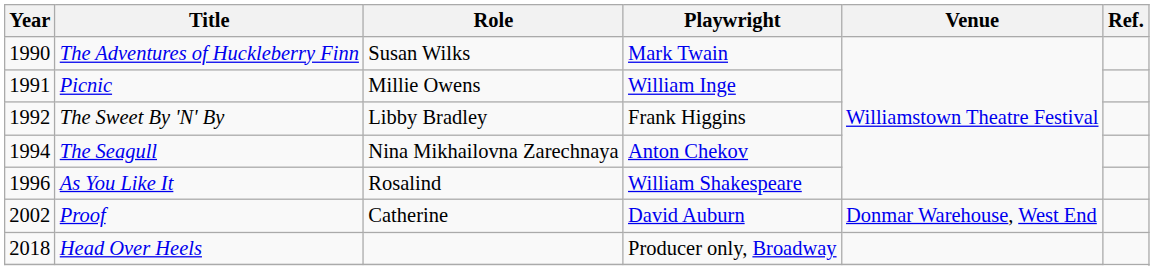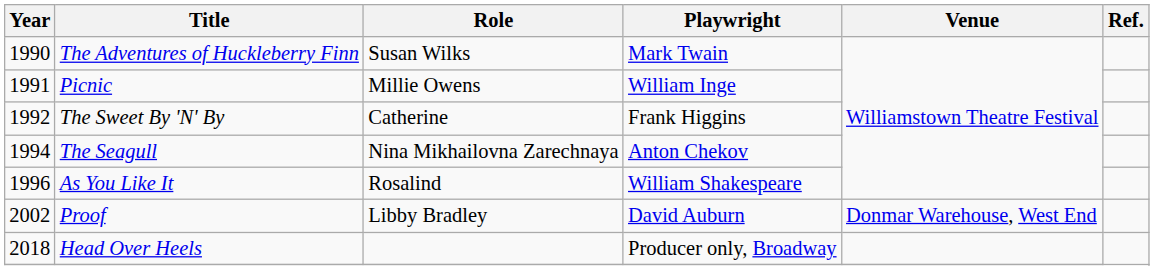(428, 118) Libby Bradley -> (408, 118) Catherine
(408, 215) Catherine -> (428, 215) Libby Bradley
